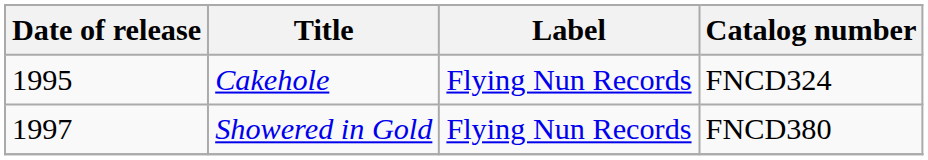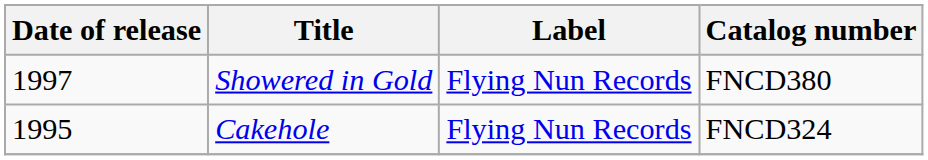rows swapped: (272, 79) <-> (324, 129)
